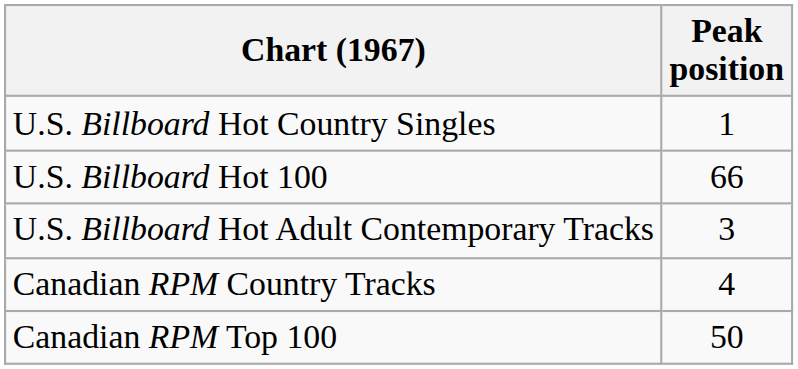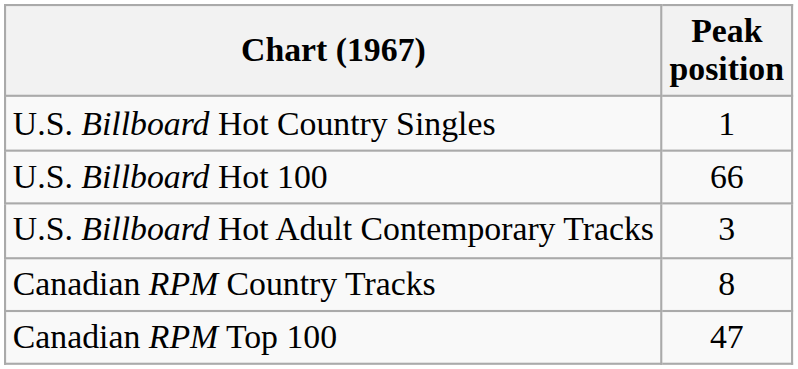(727, 283) 4 -> (727, 283) 8
(727, 336) 50 -> (727, 336) 47
